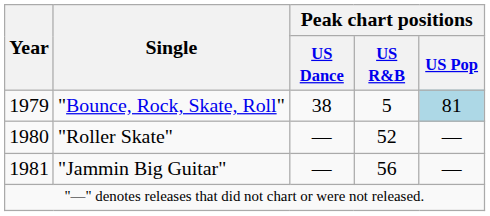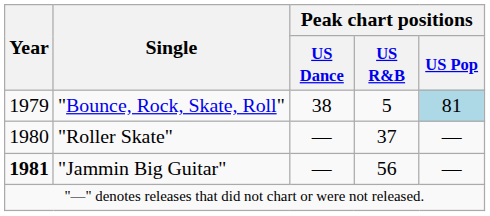(387, 136) 52 -> (387, 136) 37
(29, 168) normal -> (29, 168) bold
